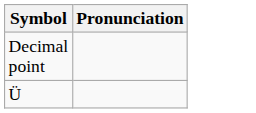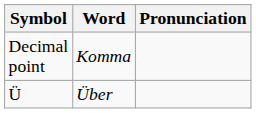+ column: (104, 18)
